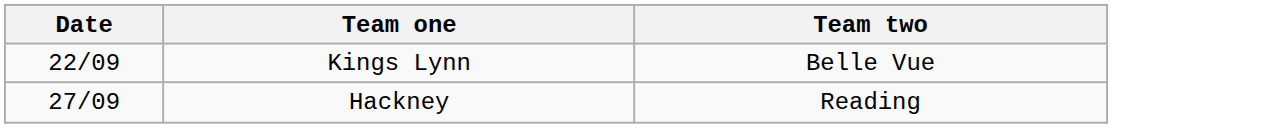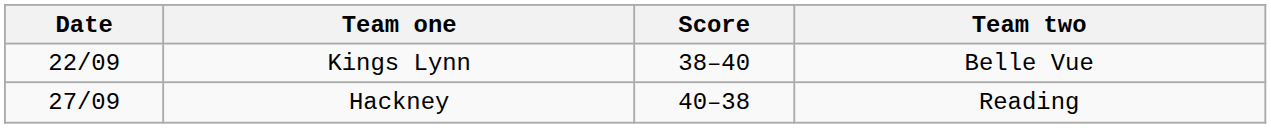+ column: (714, 24)
